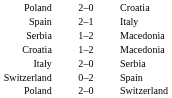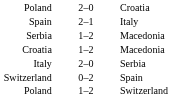(86, 91) 2–0 -> (86, 91) 1–2
